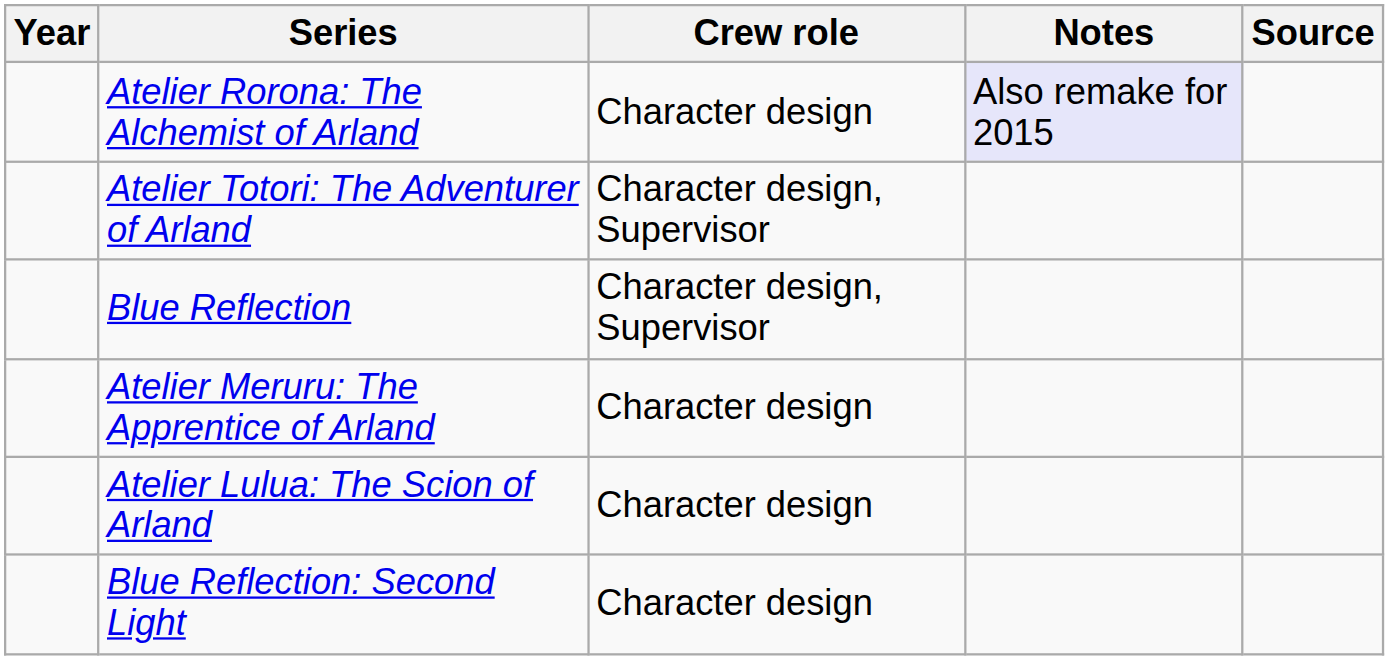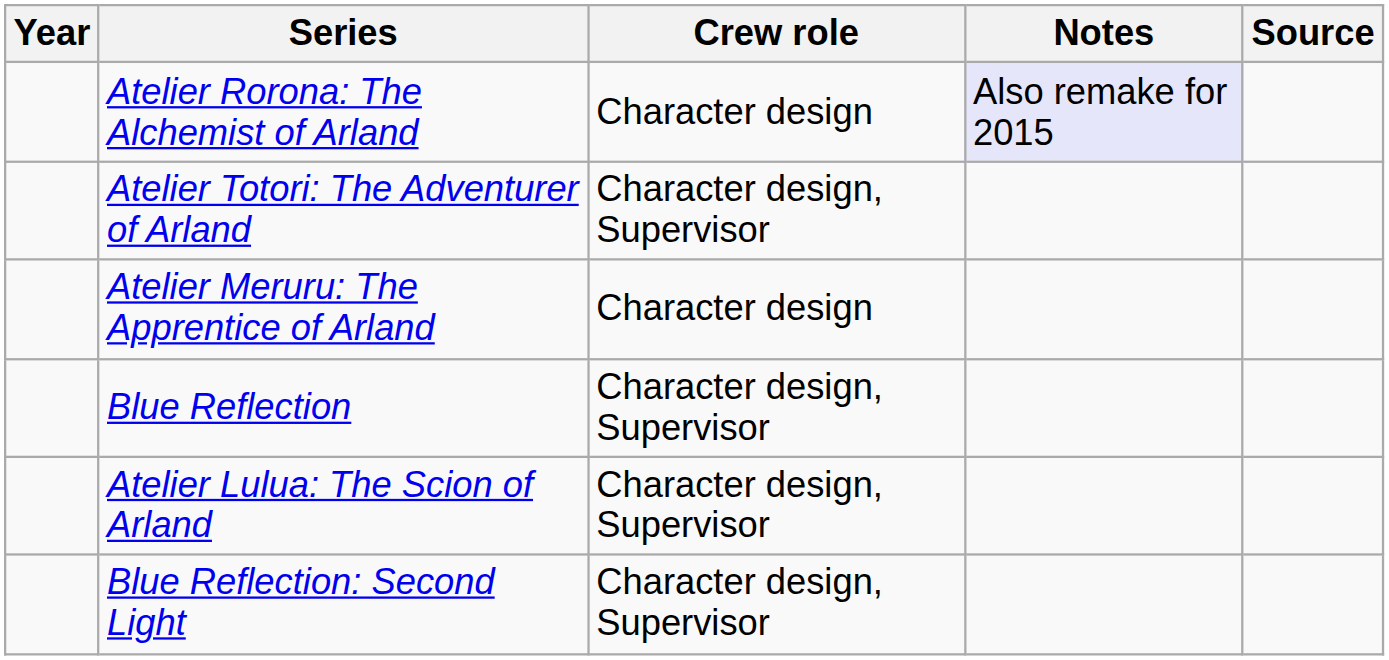rows swapped: (271, 406) <-> (229, 308)
(735, 505) Character design -> (740, 505) Character design, Supervisor
(735, 603) Character design -> (740, 603) Character design, Supervisor
